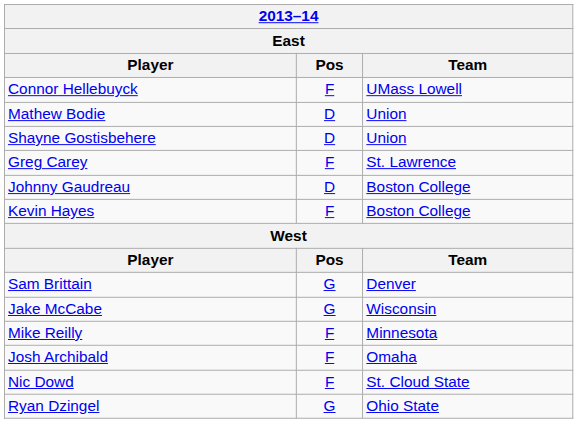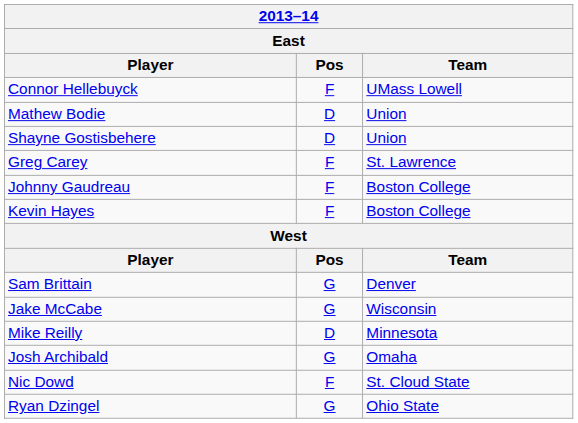(330, 187) D -> (330, 187) F
(330, 333) F -> (330, 333) D
(330, 357) F -> (330, 357) G
